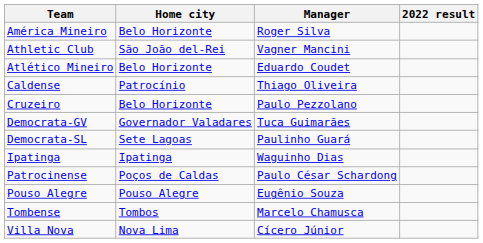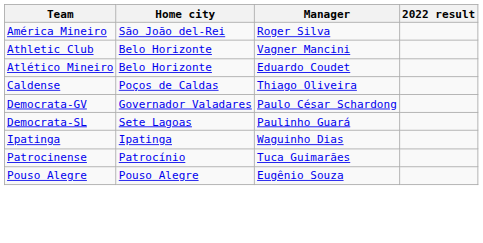(165, 31) Belo Horizonte -> (172, 31) São João del-Rei
(172, 49) São João del-Rei -> (165, 49) Belo Horizonte
(152, 85) Patrocínio -> (169, 85) Poços de Caldas
- row: (34, 103)
(304, 121) Tuca Guimarães -> (327, 103) Paulo César Schardong
(169, 176) Poços de Caldas -> (152, 158) Patrocínio
(327, 176) Paulo César Schardong -> (304, 158) Tuca Guimarães
- row: (34, 212)
- row: (40, 230)
